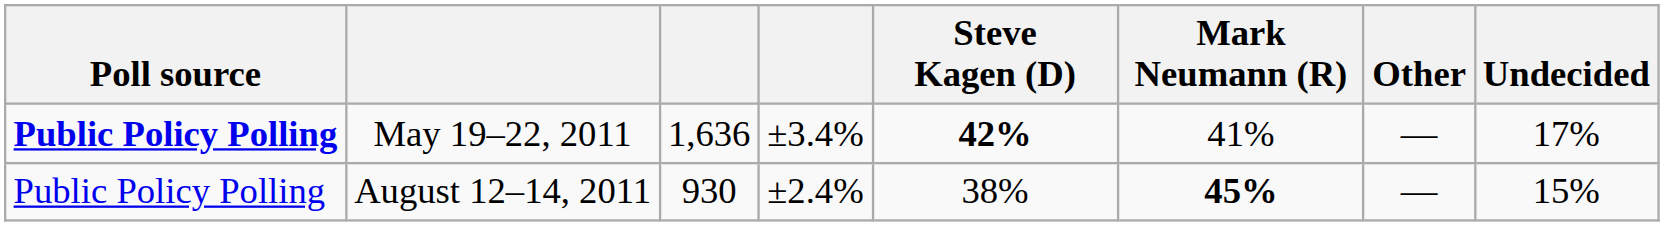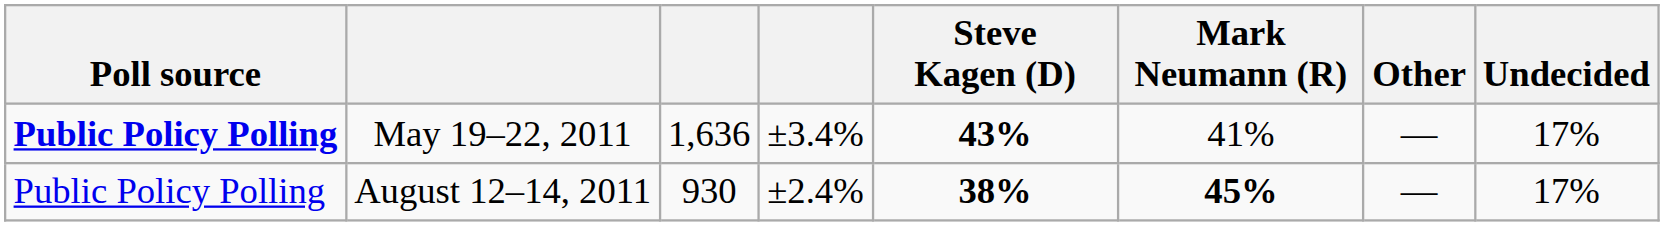(995, 132) 42% -> (995, 132) 43%
(995, 190) normal -> (995, 190) bold
(1566, 190) 15% -> (1566, 190) 17%
